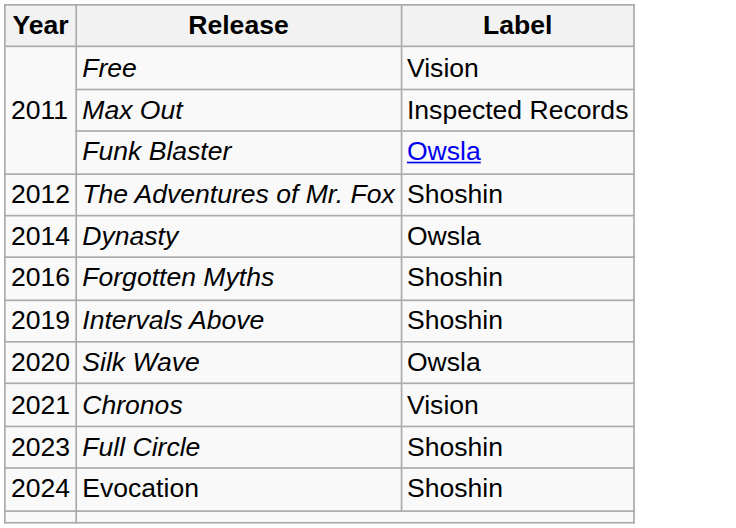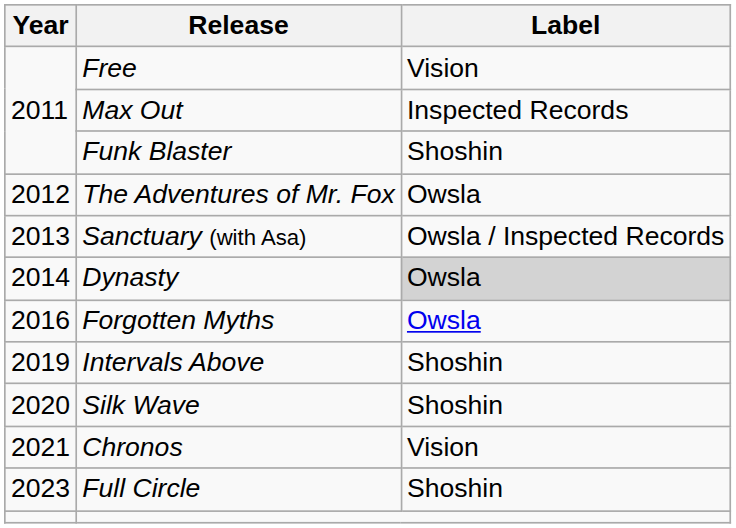(444, 151) Owsla -> (455, 151) Shoshin
(455, 194) Shoshin -> (444, 194) Owsla
+ row: (194, 236)
(444, 236) no background -> (444, 278) lightgrey background
(455, 278) Shoshin -> (444, 320) Owsla
(444, 362) Owsla -> (455, 404) Shoshin
- row: (141, 488)
